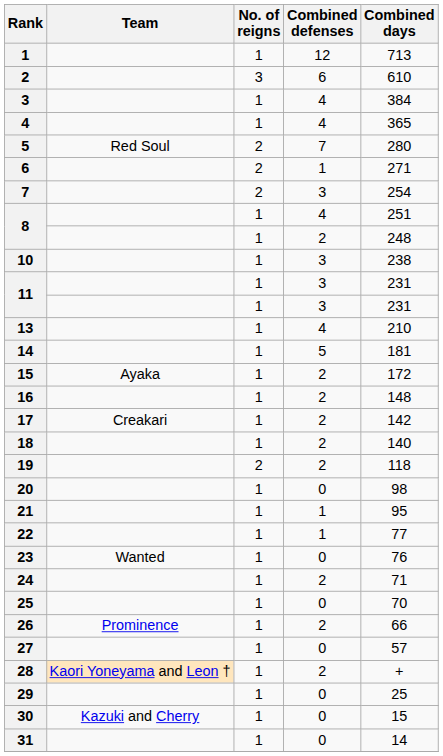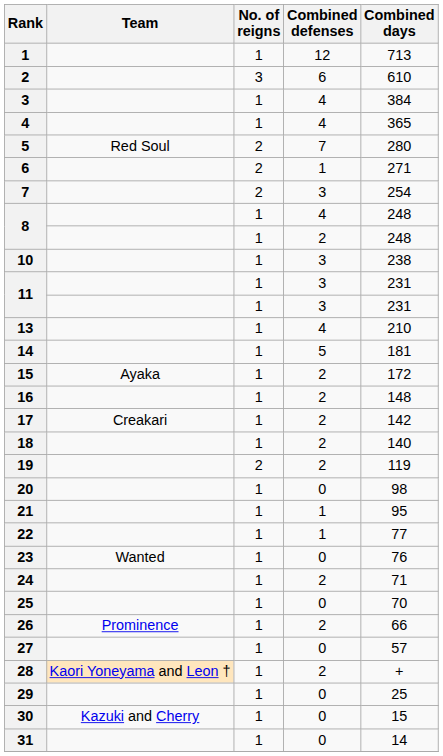(399, 214) 251 -> (399, 214) 248
(399, 466) 118 -> (399, 466) 119
